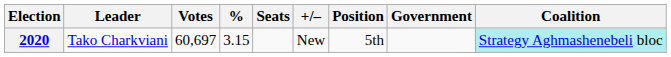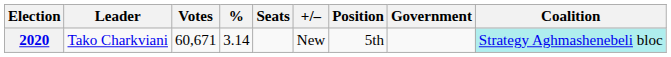(196, 40) 60,697 -> (196, 40) 60,671
(236, 40) 3.15 -> (236, 40) 3.14
